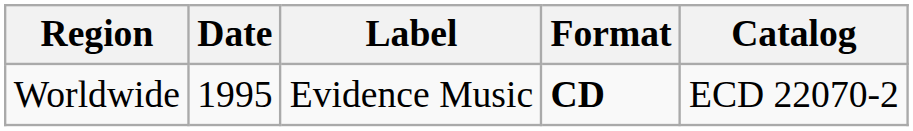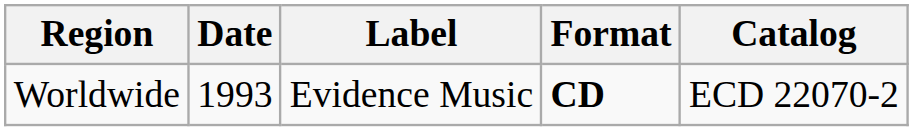(235, 93) 1995 -> (235, 93) 1993
